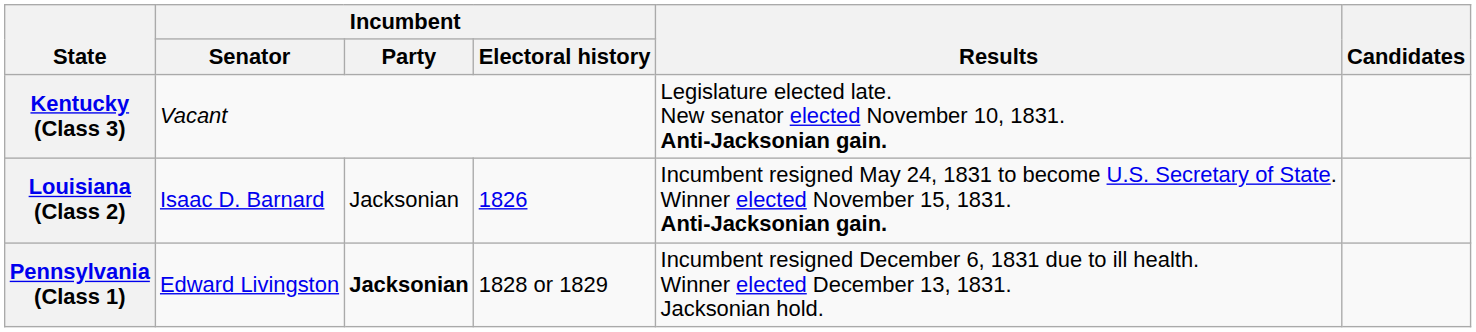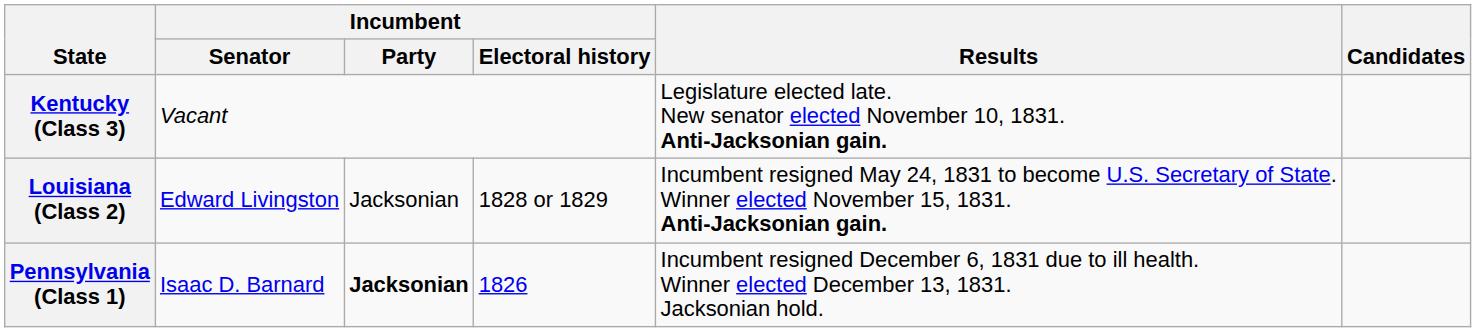(242, 200) Isaac D. Barnard -> (250, 200) Edward Livingston
(503, 200) 1826 -> (543, 200) 1828 or 1829
(250, 284) Edward Livingston -> (242, 284) Isaac D. Barnard
(543, 284) 1828 or 1829 -> (503, 284) 1826
